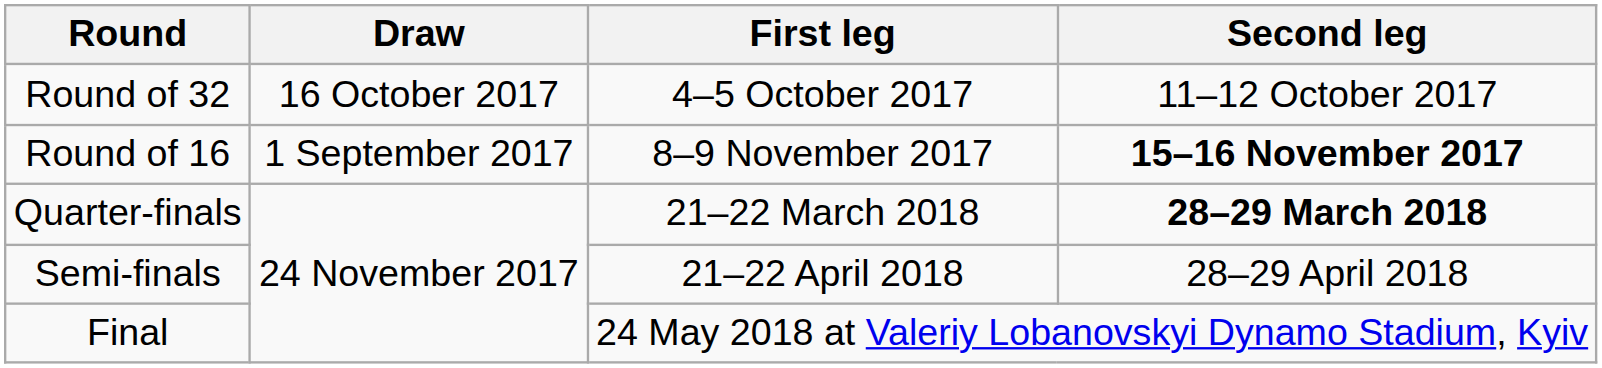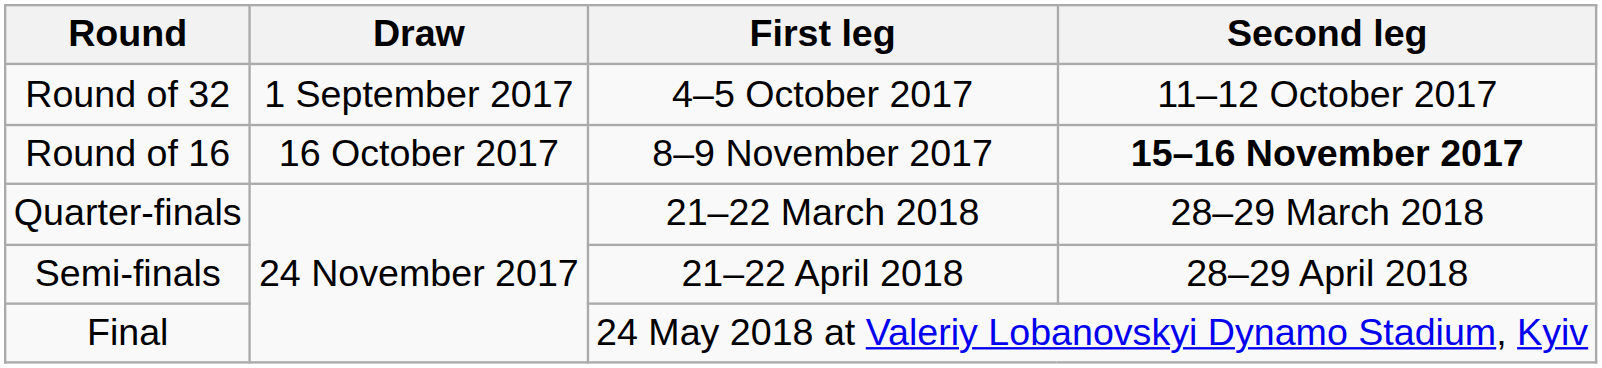(419, 93) 16 October 2017 -> (419, 93) 1 September 2017
(419, 153) 1 September 2017 -> (419, 153) 16 October 2017
(1327, 213) bold -> (1327, 213) normal
